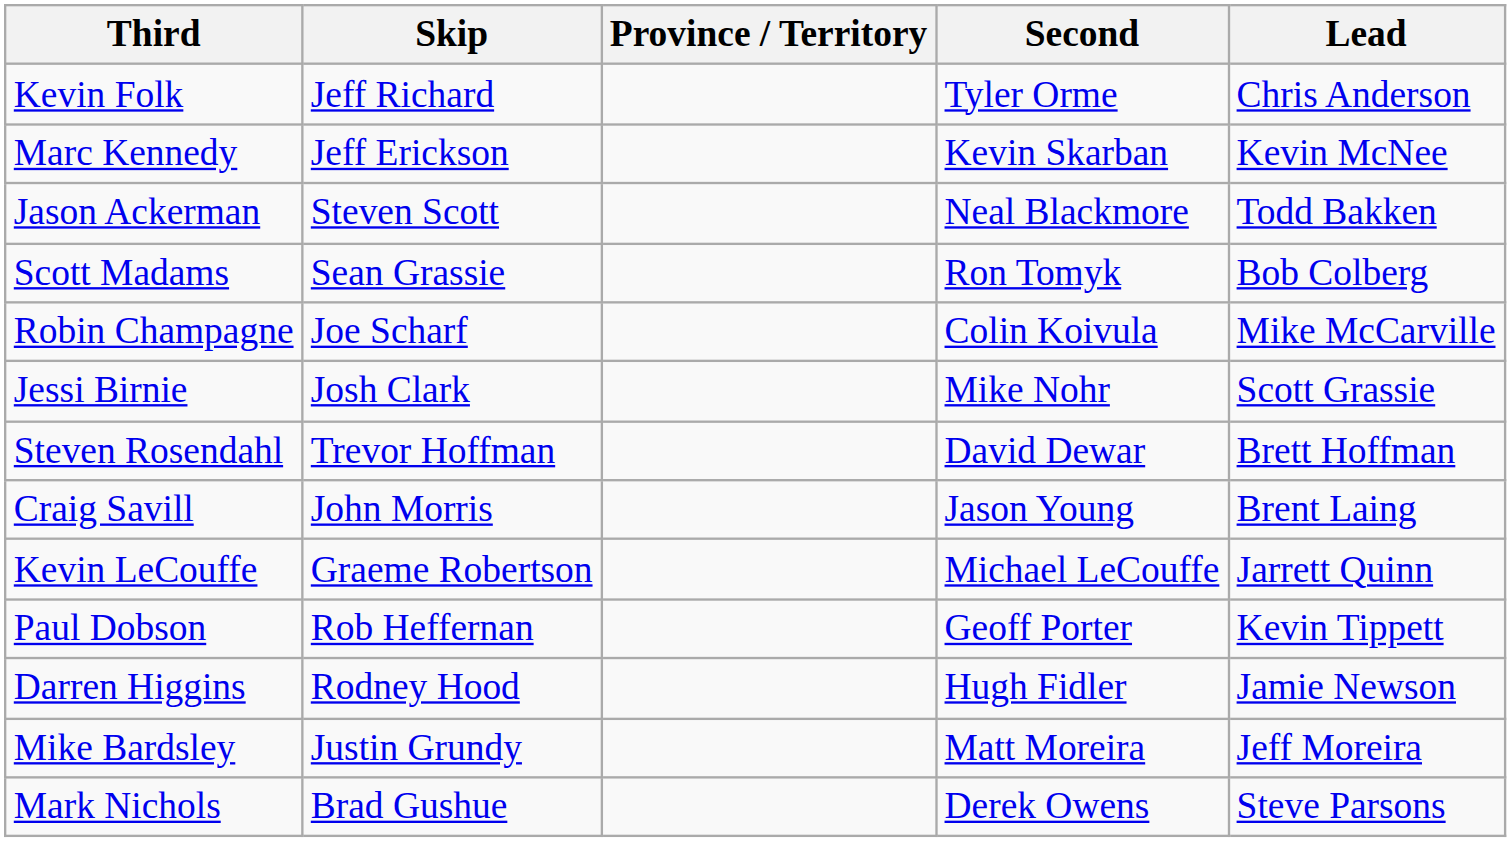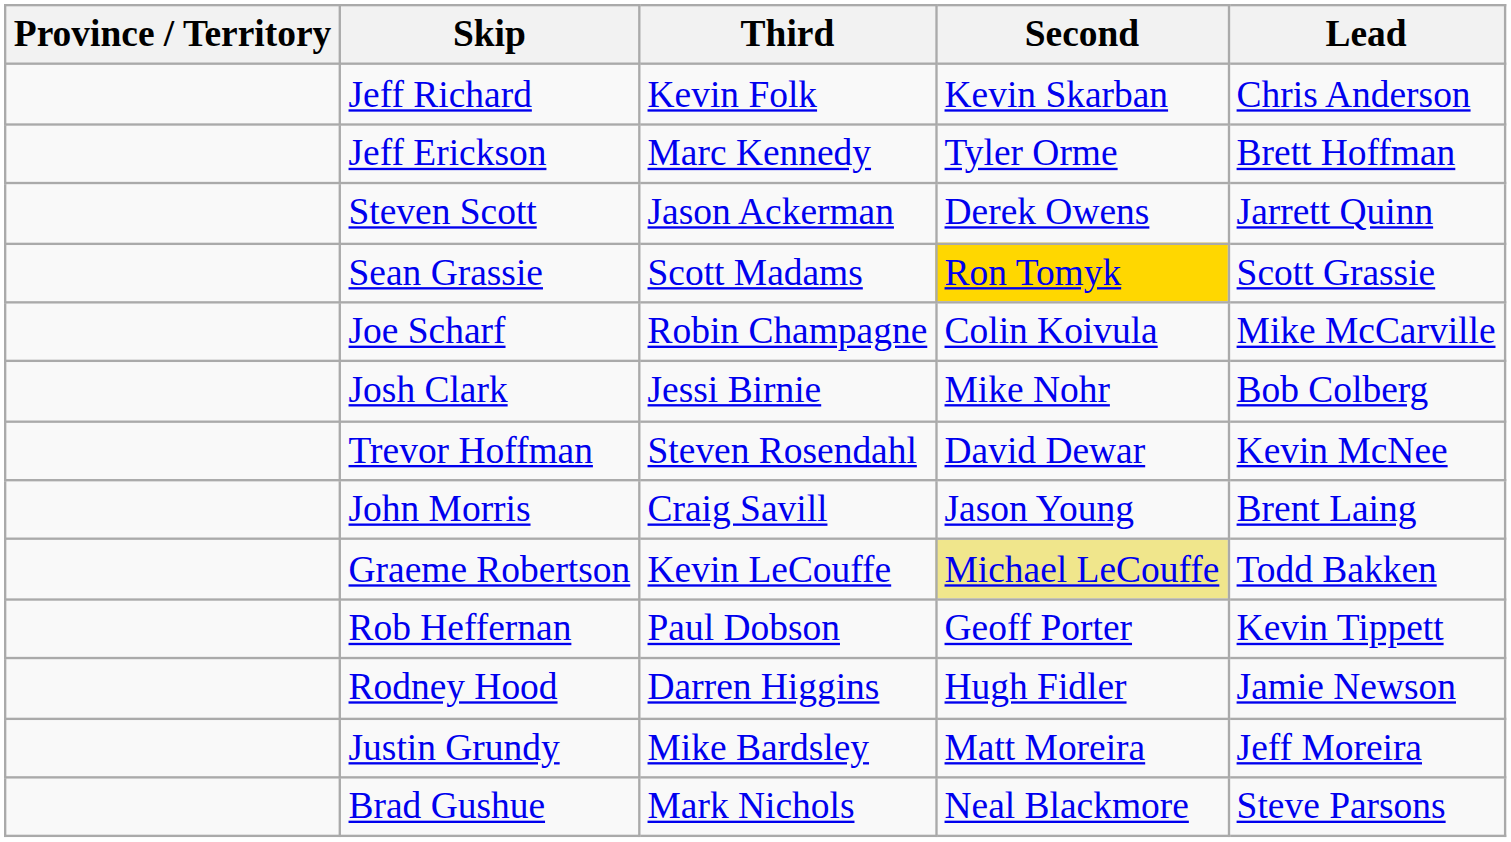columns swapped: (769, 34) <-> (154, 34)
(1031, 93) Tyler Orme -> (1056, 93) Kevin Skarban
(1056, 152) Kevin Skarban -> (1031, 152) Tyler Orme
(1342, 152) Kevin McNee -> (1346, 152) Brett Hoffman
(1067, 212) Neal Blackmore -> (1047, 212) Derek Owens
(1337, 212) Todd Bakken -> (1335, 212) Jarrett Quinn
(1033, 271) no background -> (1033, 271) gold background
(1332, 271) Bob Colberg -> (1336, 271) Scott Grassie
(1336, 390) Scott Grassie -> (1332, 390) Bob Colberg
(1346, 449) Brett Hoffman -> (1342, 449) Kevin McNee
(1082, 568) no background -> (1082, 568) khaki background
(1335, 568) Jarrett Quinn -> (1337, 568) Todd Bakken
(1047, 806) Derek Owens -> (1067, 806) Neal Blackmore
